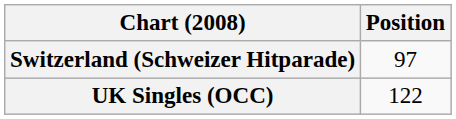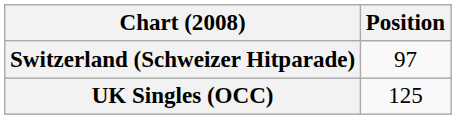(405, 95) 122 -> (405, 95) 125
